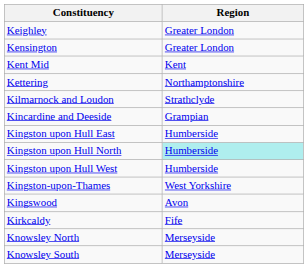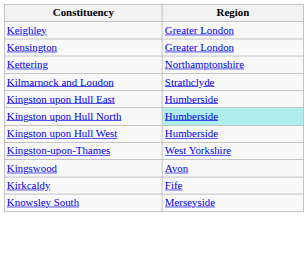- row: (28, 64)
- row: (59, 116)
- row: (43, 237)
